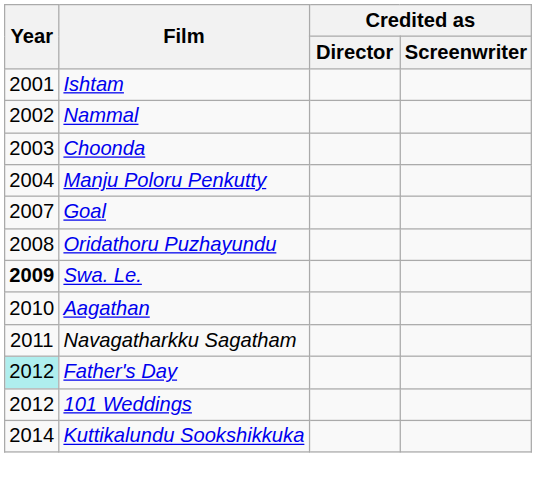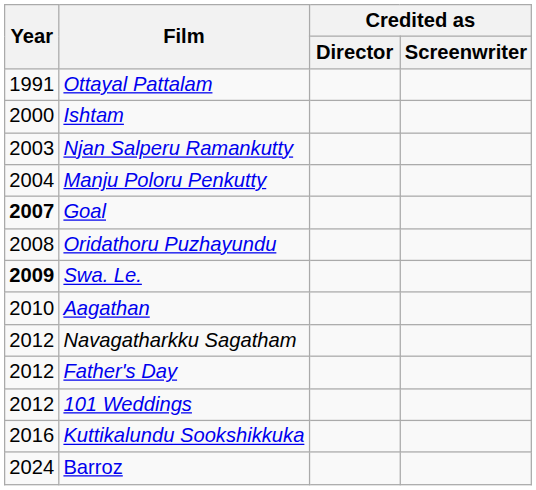+ row: (138, 84)
(32, 84) 2001 -> (32, 116) 2000
- row: (101, 116)
- row: (104, 148)
+ row: (178, 148)
(32, 212) normal -> (32, 212) bold
(32, 340) 2011 -> (32, 340) 2012
(32, 372) paleturquoise background -> (32, 372) no background
(32, 436) 2014 -> (32, 436) 2016
+ row: (93, 468)
